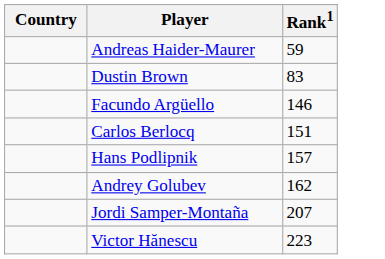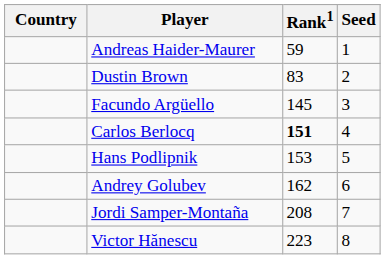+ column: (359, 20)
(299, 104) 146 -> (299, 104) 145
(299, 131) normal -> (299, 131) bold
(299, 158) 157 -> (299, 158) 153
(299, 212) 207 -> (299, 212) 208
